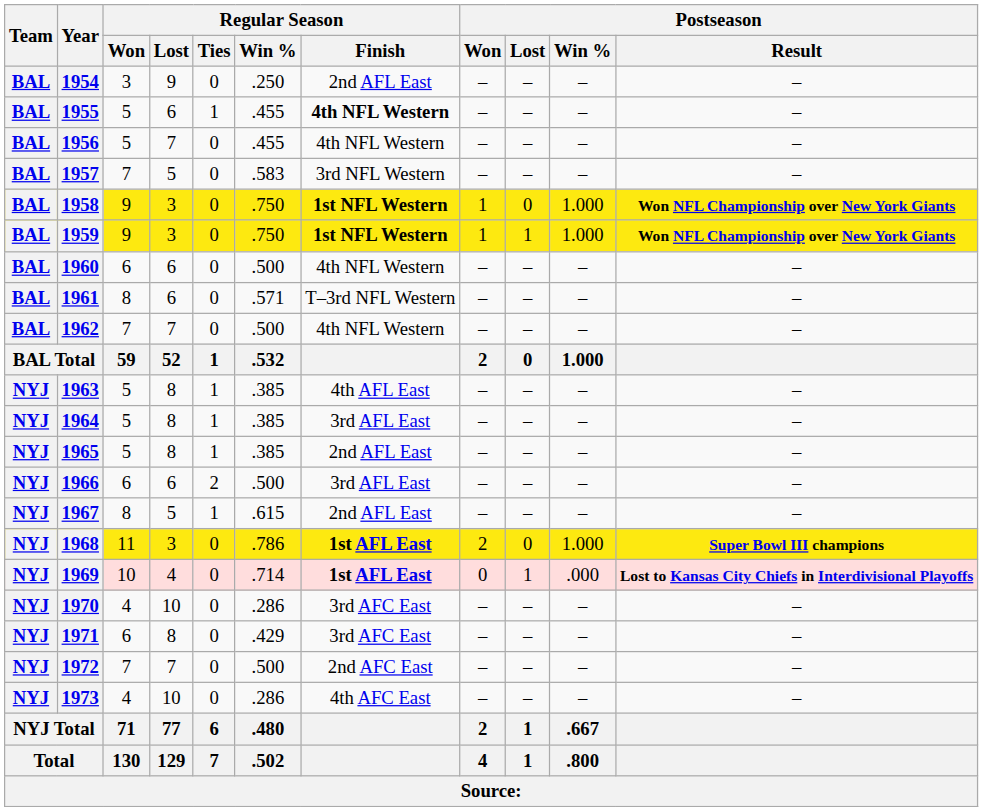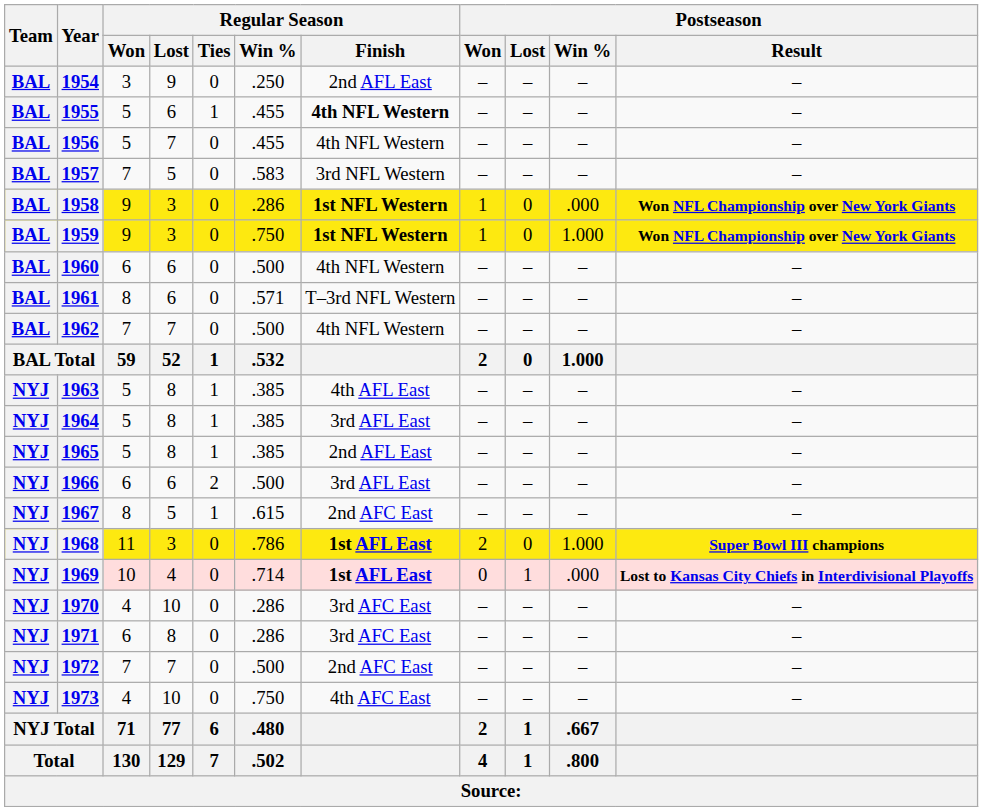(268, 205) .750 -> (268, 205) .286
(583, 205) 1.000 -> (583, 205) .000
(528, 235) 1 -> (528, 235) 0
(380, 513) 2nd AFL East -> (380, 513) 2nd AFC East
(268, 636) .429 -> (268, 636) .286
(268, 698) .286 -> (268, 698) .750
